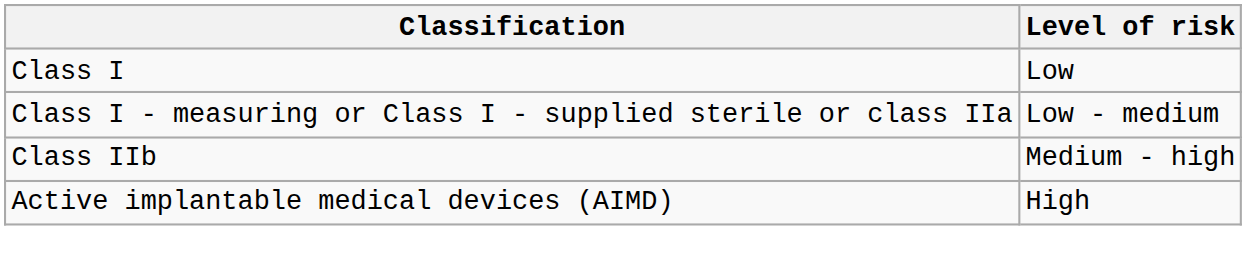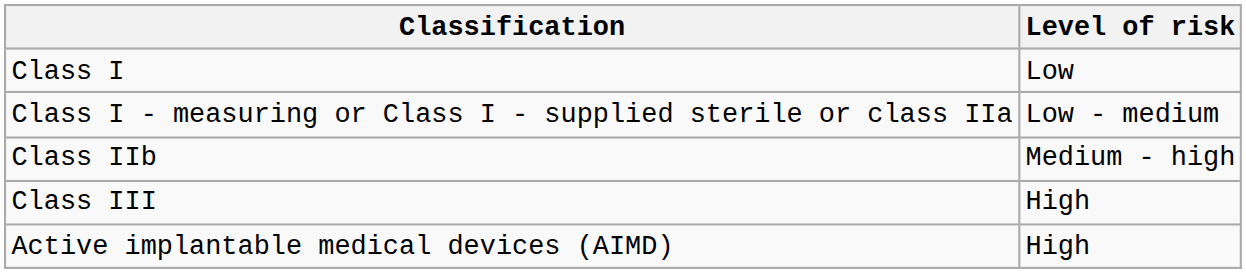+ row: (84, 202)
